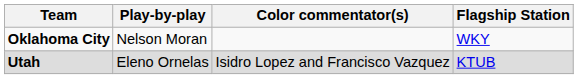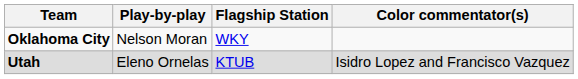columns swapped: (333, 16) <-> (513, 16)
